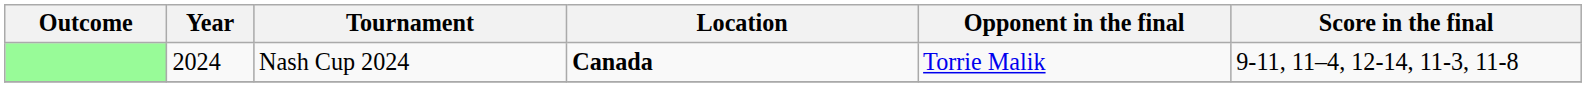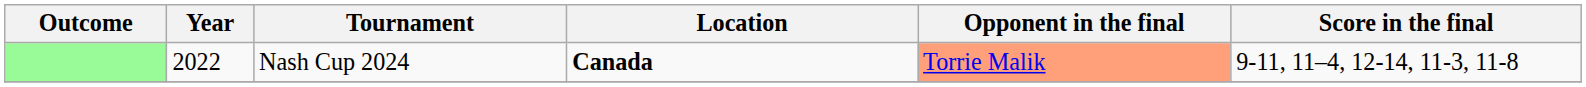(197, 61) 2024 -> (197, 61) 2022
(984, 61) no background -> (984, 61) lightsalmon background
